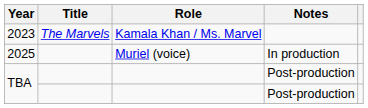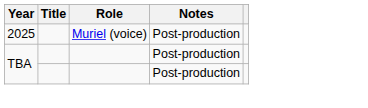- row: (21, 34)
(303, 53) In production -> (196, 34) Post-production
